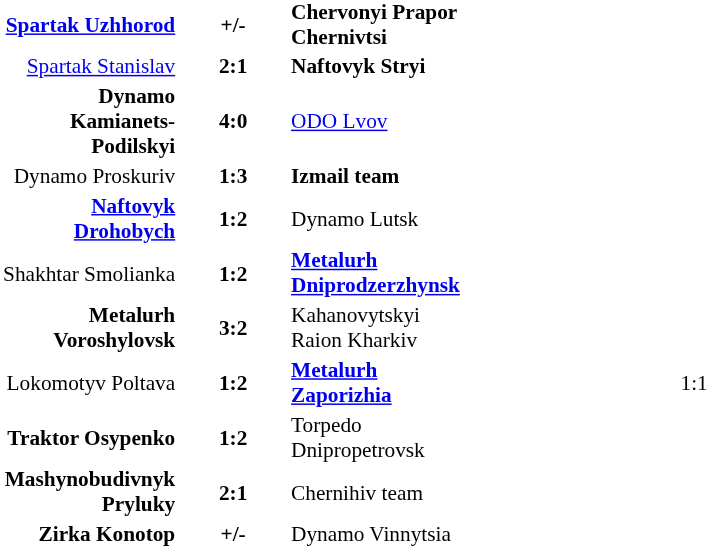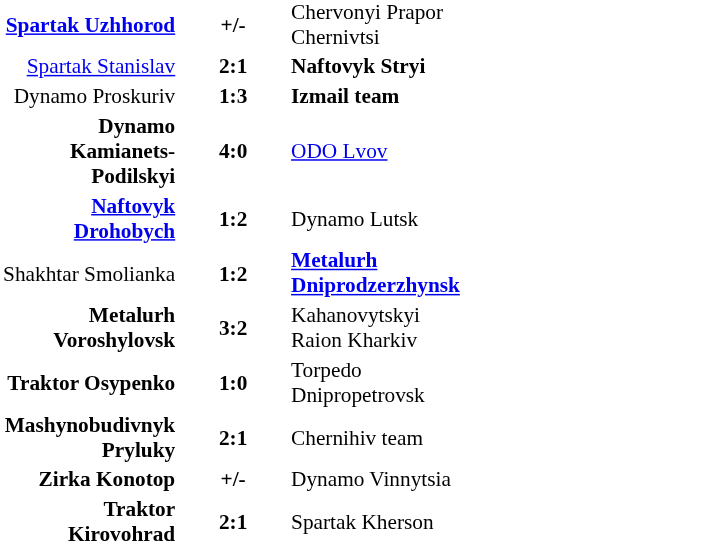(374, 24) bold -> (367, 24) normal
rows swapped: (94, 176) <-> (123, 121)
- row: (91, 382)
(233, 437) 1:2 -> (233, 382) 1:0
+ row: (122, 521)
